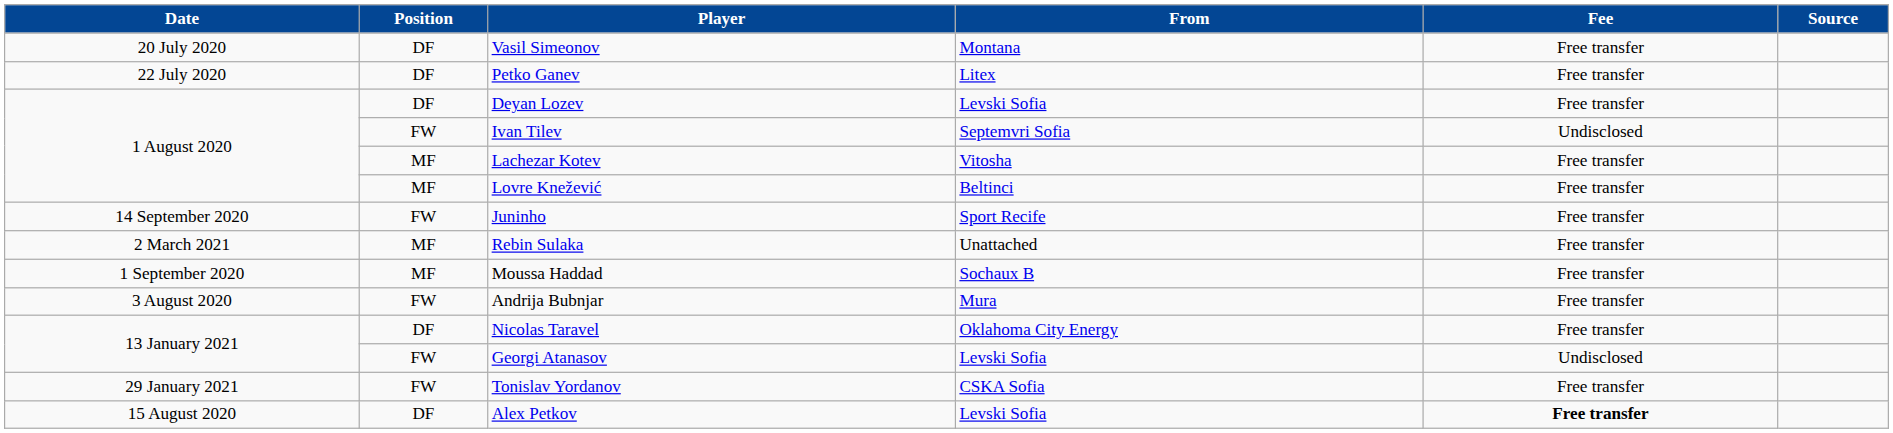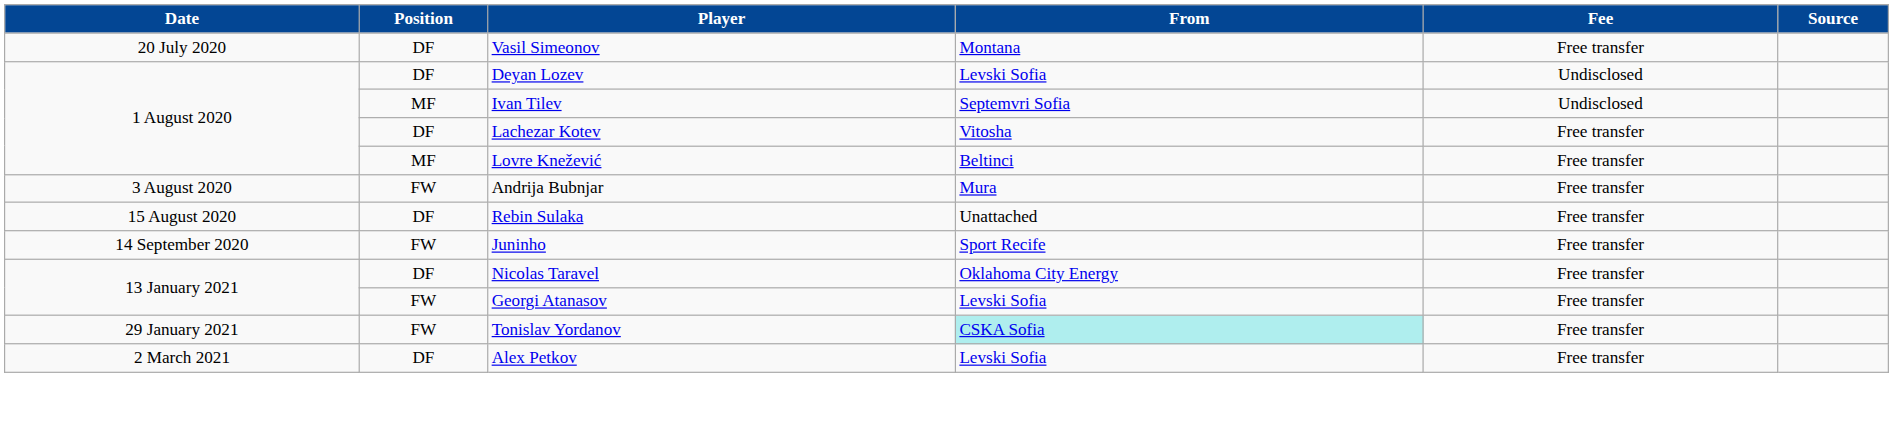- row: (536, 75)
(1600, 103) Free transfer -> (1600, 75) Undisclosed
(423, 132) FW -> (423, 103) MF
(423, 160) MF -> (423, 132) DF
rows swapped: (548, 301) <-> (519, 216)
(182, 245) 2 March 2021 -> (182, 216) 15 August 2020
(423, 245) MF -> (423, 216) DF
- row: (547, 273)
(1600, 358) Undisclosed -> (1600, 301) Free transfer
(1002, 386) no background -> (1002, 329) paleturquoise background
(182, 414) 15 August 2020 -> (182, 358) 2 March 2021
(1600, 414) bold -> (1600, 358) normal
